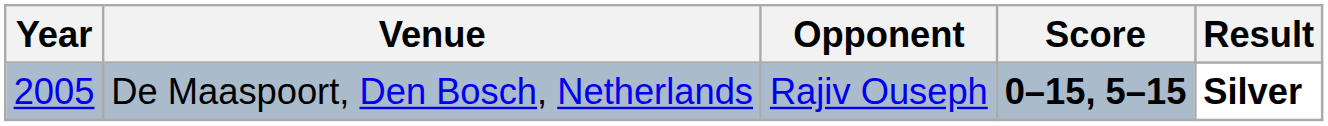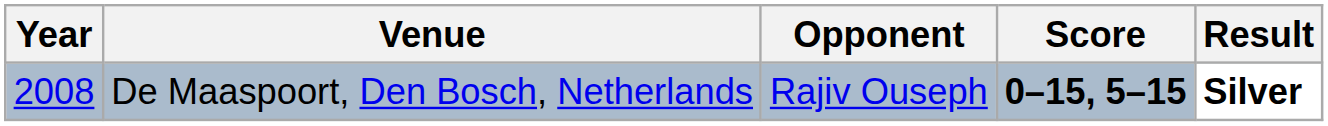(54, 92) 2005 -> (54, 92) 2008
